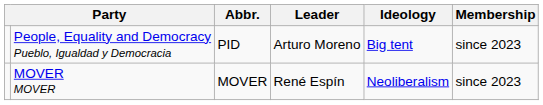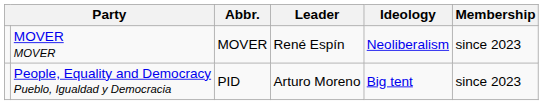rows swapped: (112, 44) <-> (39, 81)
